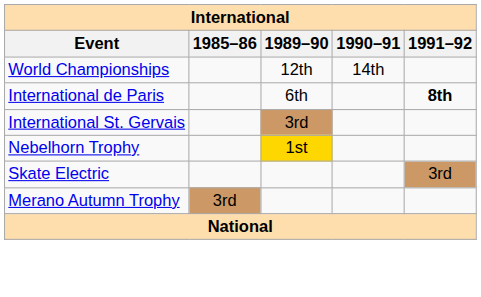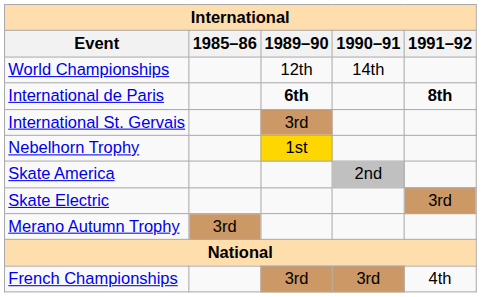(297, 95) normal -> (297, 95) bold
+ row: (61, 174)
+ row: (93, 278)
